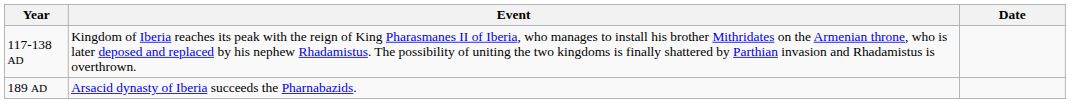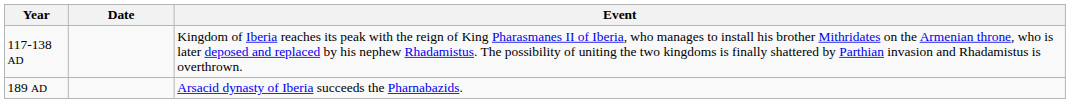columns swapped: (1012, 15) <-> (514, 15)
